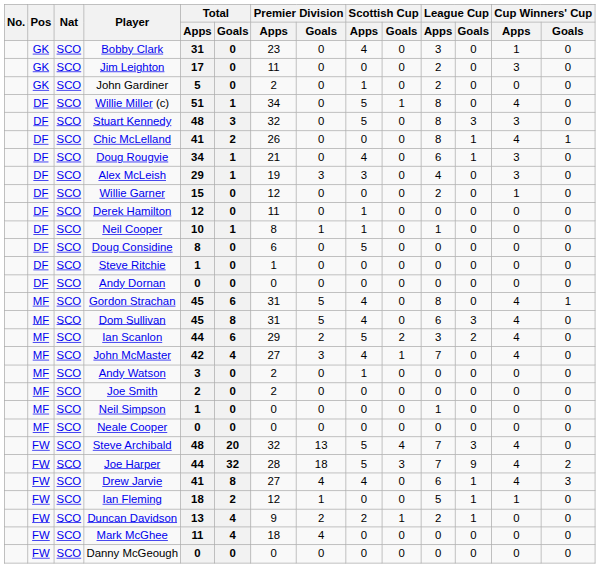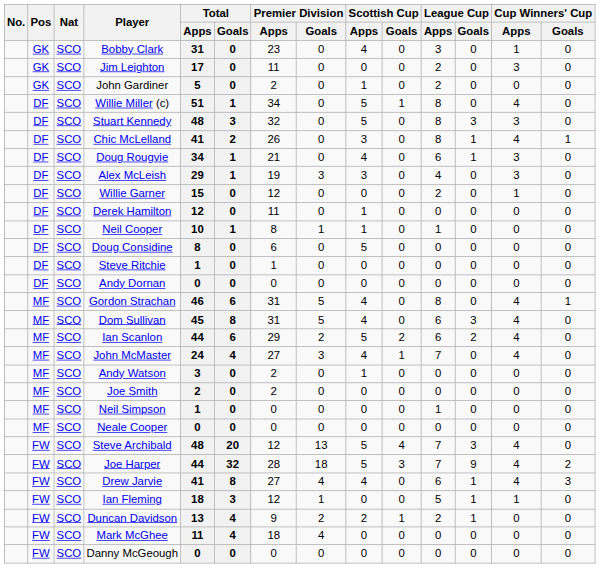(364, 139) 0 -> (364, 139) 3
(197, 301) 45 -> (197, 301) 46
(438, 337) 3 -> (438, 337) 6
(197, 355) 42 -> (197, 355) 24
(274, 445) 32 -> (274, 445) 12
(233, 499) 2 -> (233, 499) 3
